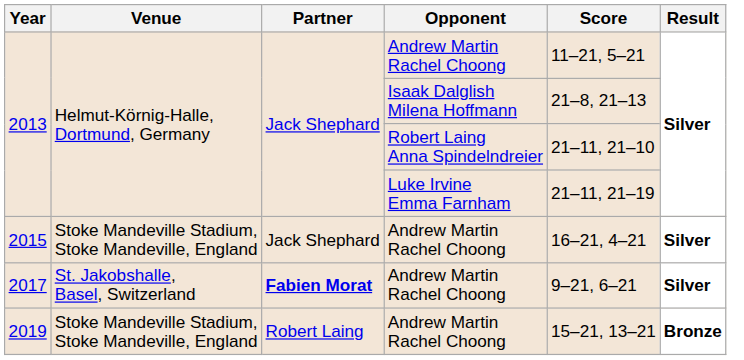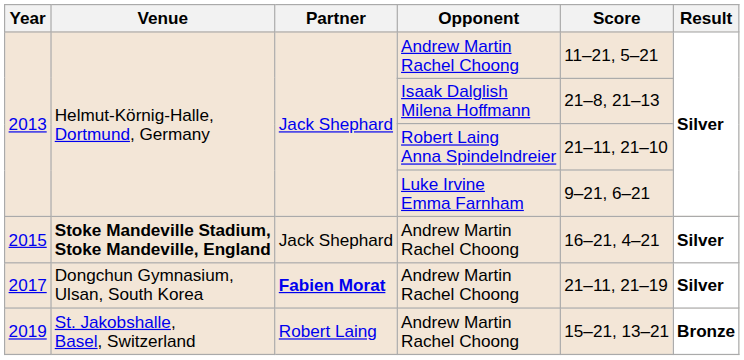(603, 193) 21–11, 21–19 -> (607, 193) 9–21, 6–21
(156, 240) normal -> (163, 240) bold
(125, 286) St. Jakobshalle, Basel, Switzerland -> (144, 286) Dongchun Gymnasium, Ulsan, South Korea
(594, 286) 9–21, 6–21 -> (616, 286) 21–11, 21–19
(156, 332) Stoke Mandeville Stadium, Stoke Mandeville, England -> (125, 332) St. Jakobshalle, Basel, Switzerland
